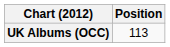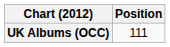(139, 33) 113 -> (139, 33) 111
